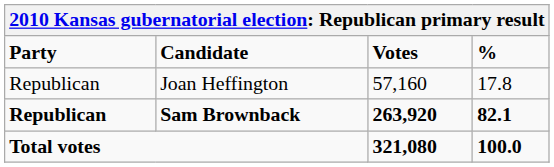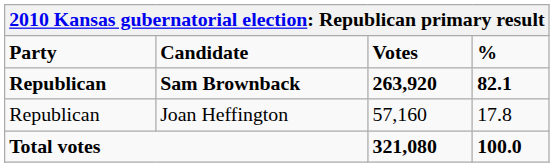rows swapped: (230, 114) <-> (224, 83)
